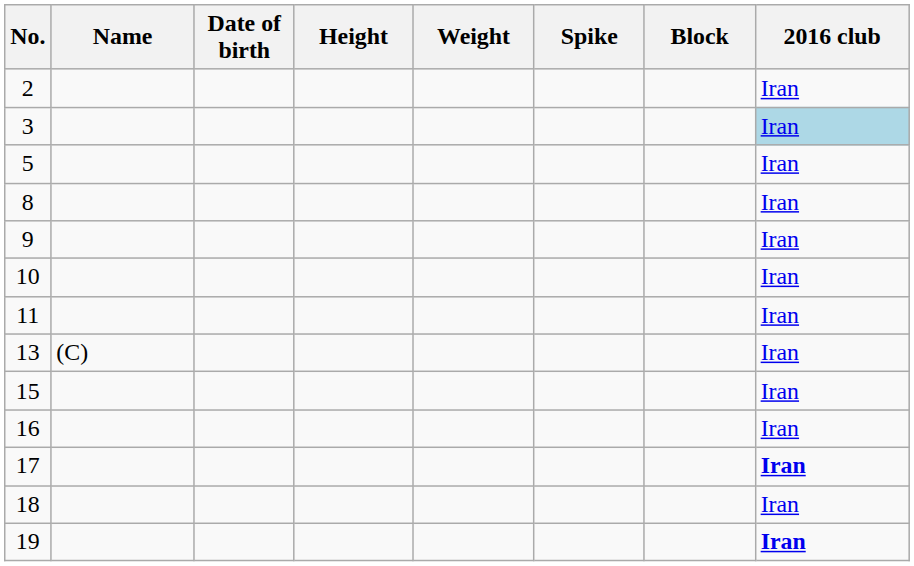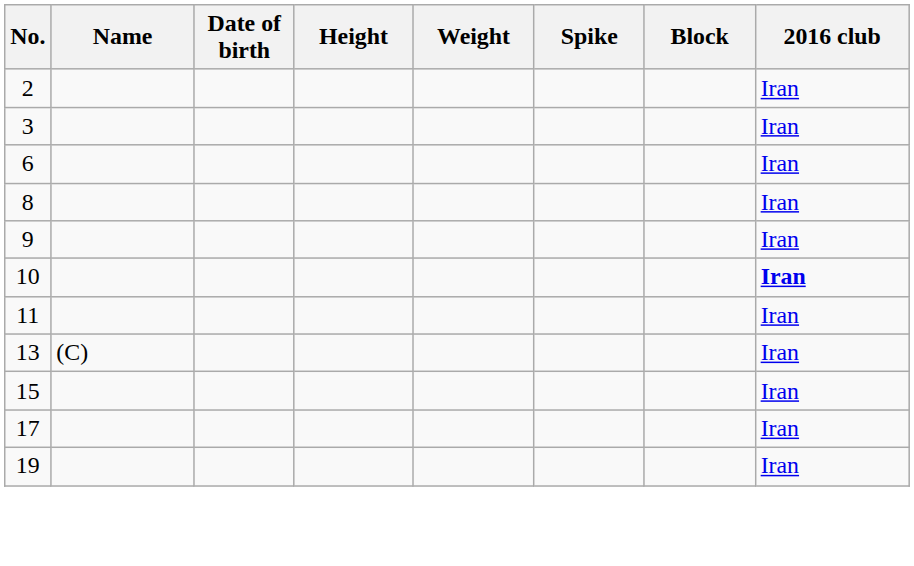(780, 125) lightblue background -> (780, 125) no background
- row: (28, 163)
+ row: (28, 163)
(780, 277) normal -> (783, 277) bold
- row: (28, 428)
(783, 466) bold -> (780, 428) normal
- row: (28, 503)
(783, 541) bold -> (780, 466) normal
